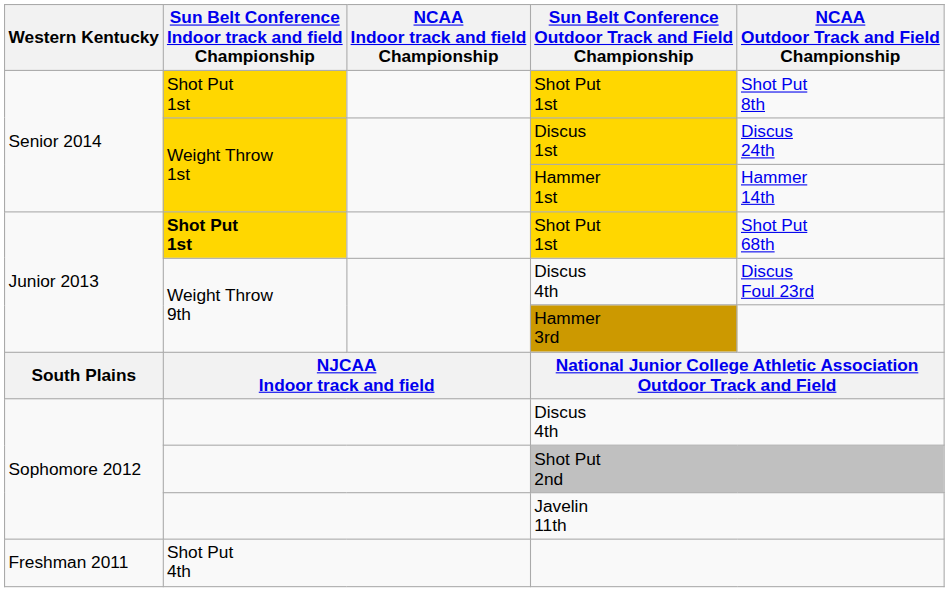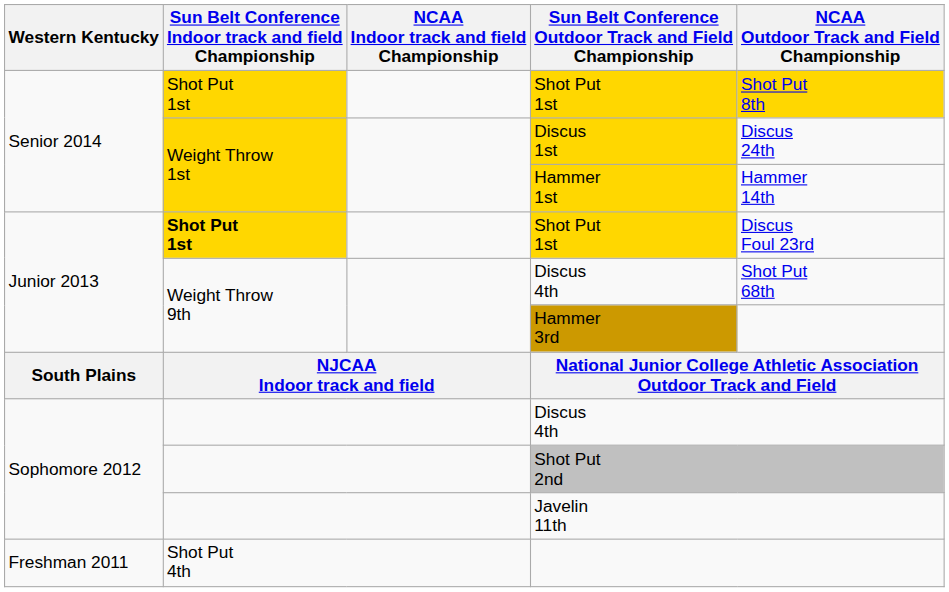(774, 94) no background -> (774, 94) gold background
(774, 234) Shot Put 68th -> (777, 234) Discus Foul 23rd
(777, 281) Discus Foul 23rd -> (774, 281) Shot Put 68th
